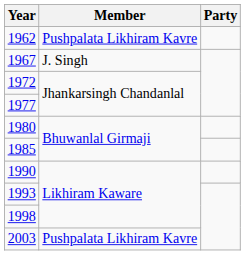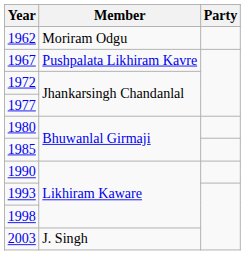(120, 37) Pushpalata Likhiram Kavre -> (85, 37) Moriram Odgu
(65, 60) J. Singh -> (120, 60) Pushpalata Likhiram Kavre
(120, 238) Pushpalata Likhiram Kavre -> (65, 238) J. Singh
